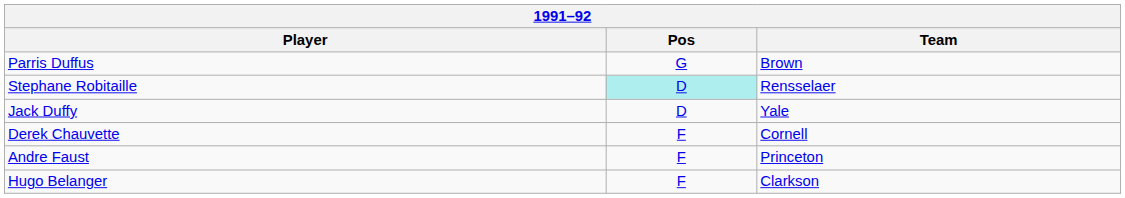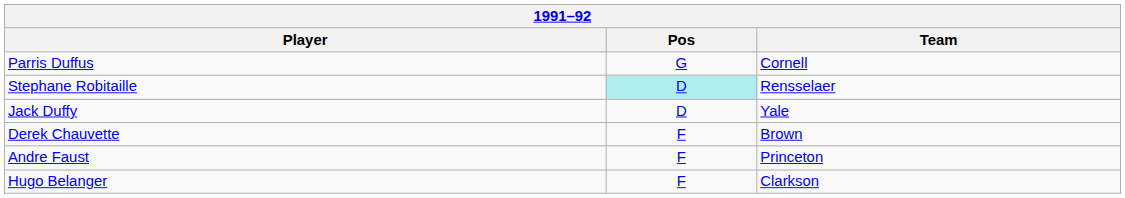(781, 63) Brown -> (784, 63) Cornell
(784, 134) Cornell -> (781, 134) Brown
